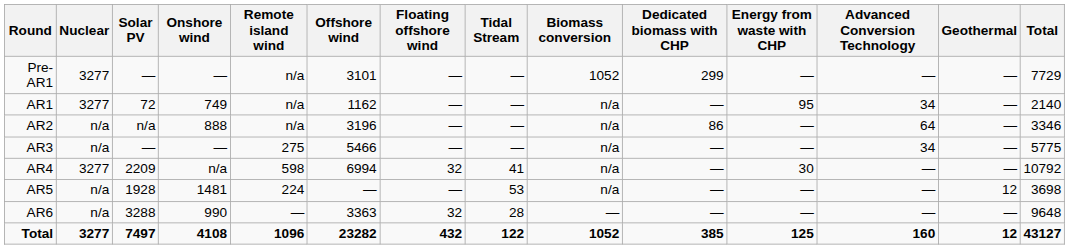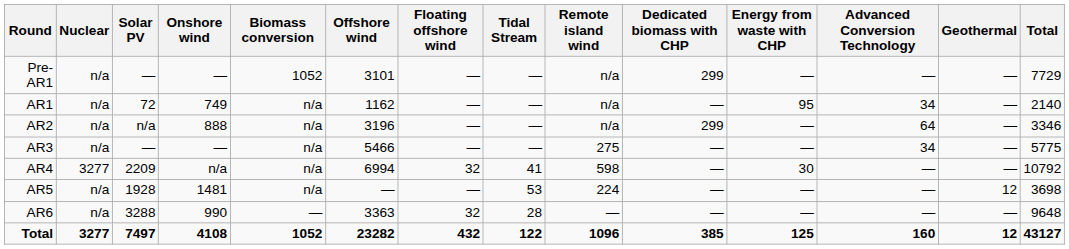columns swapped: (269, 30) <-> (575, 30)
(94, 75) 3277 -> (100, 75) n/a
(94, 104) 3277 -> (100, 104) n/a
(716, 125) 86 -> (712, 125) 299
